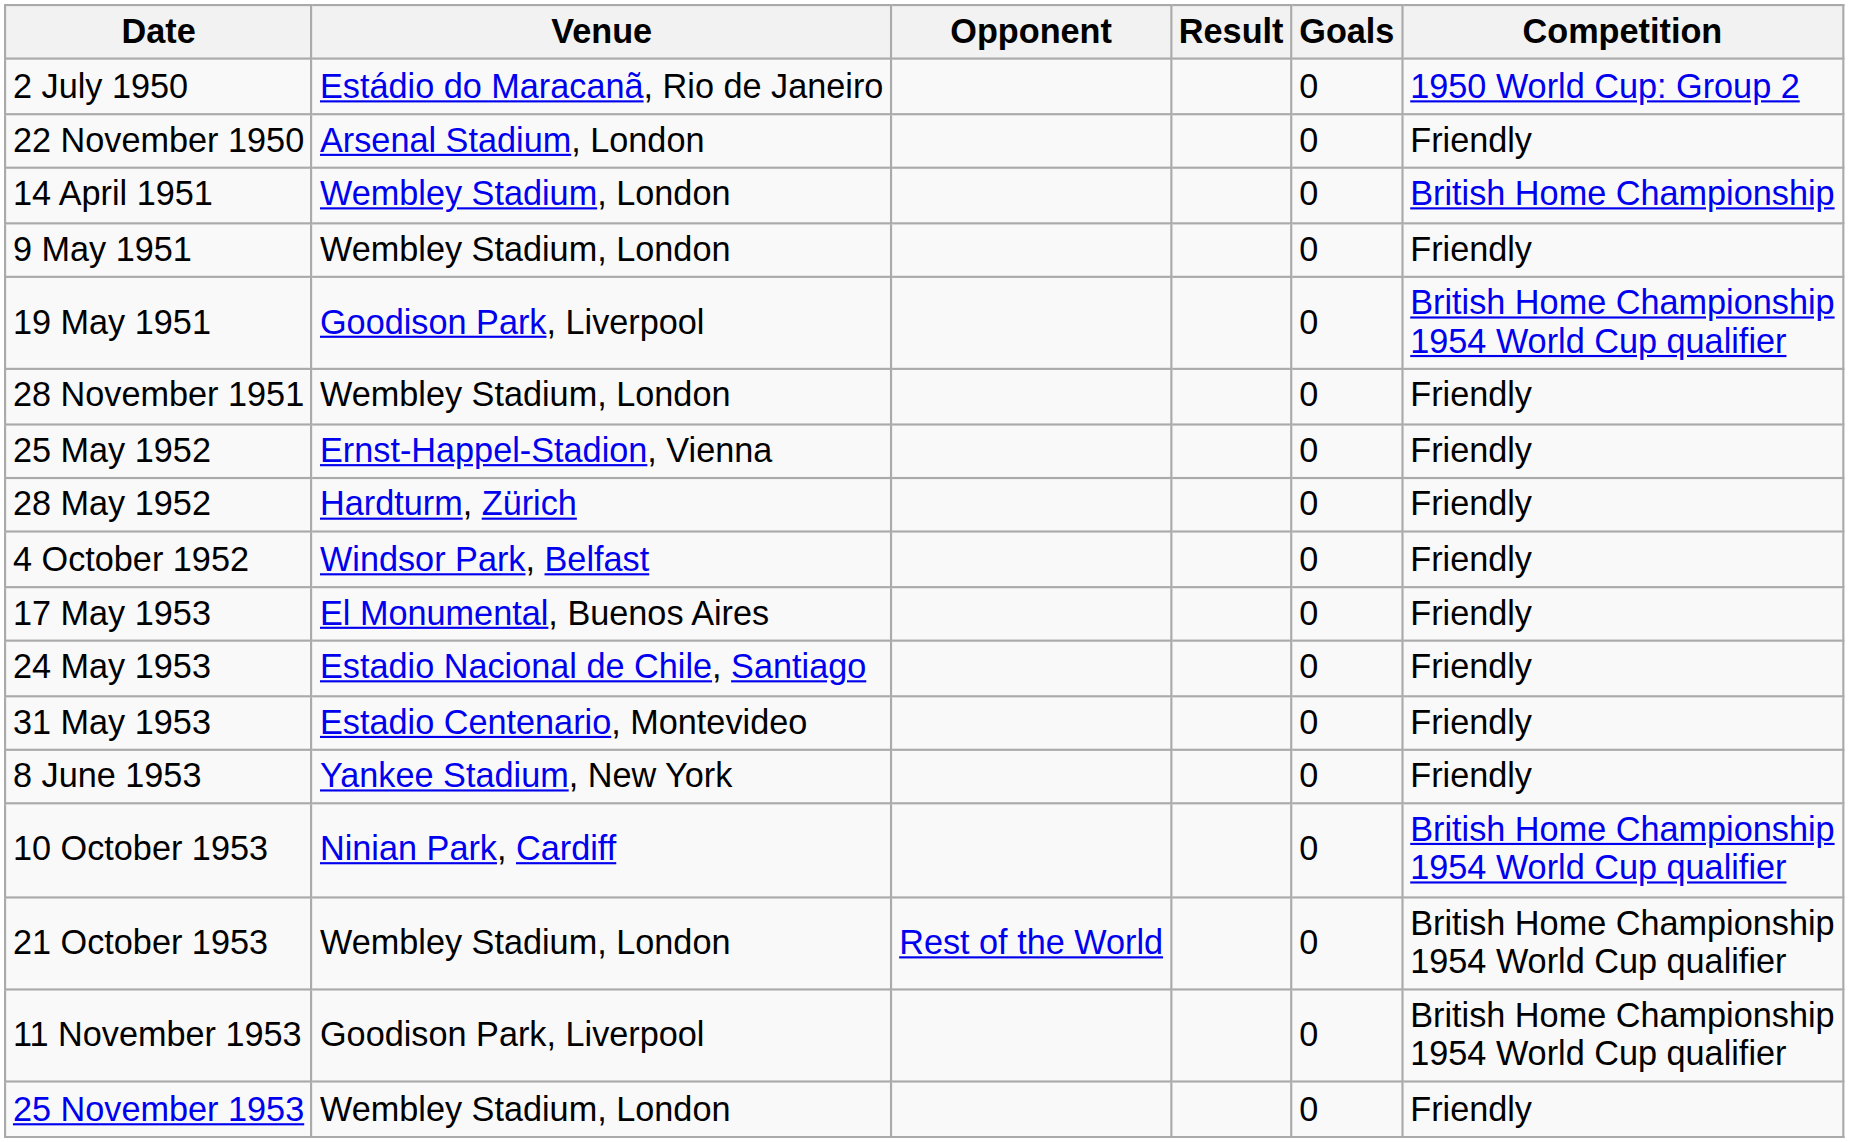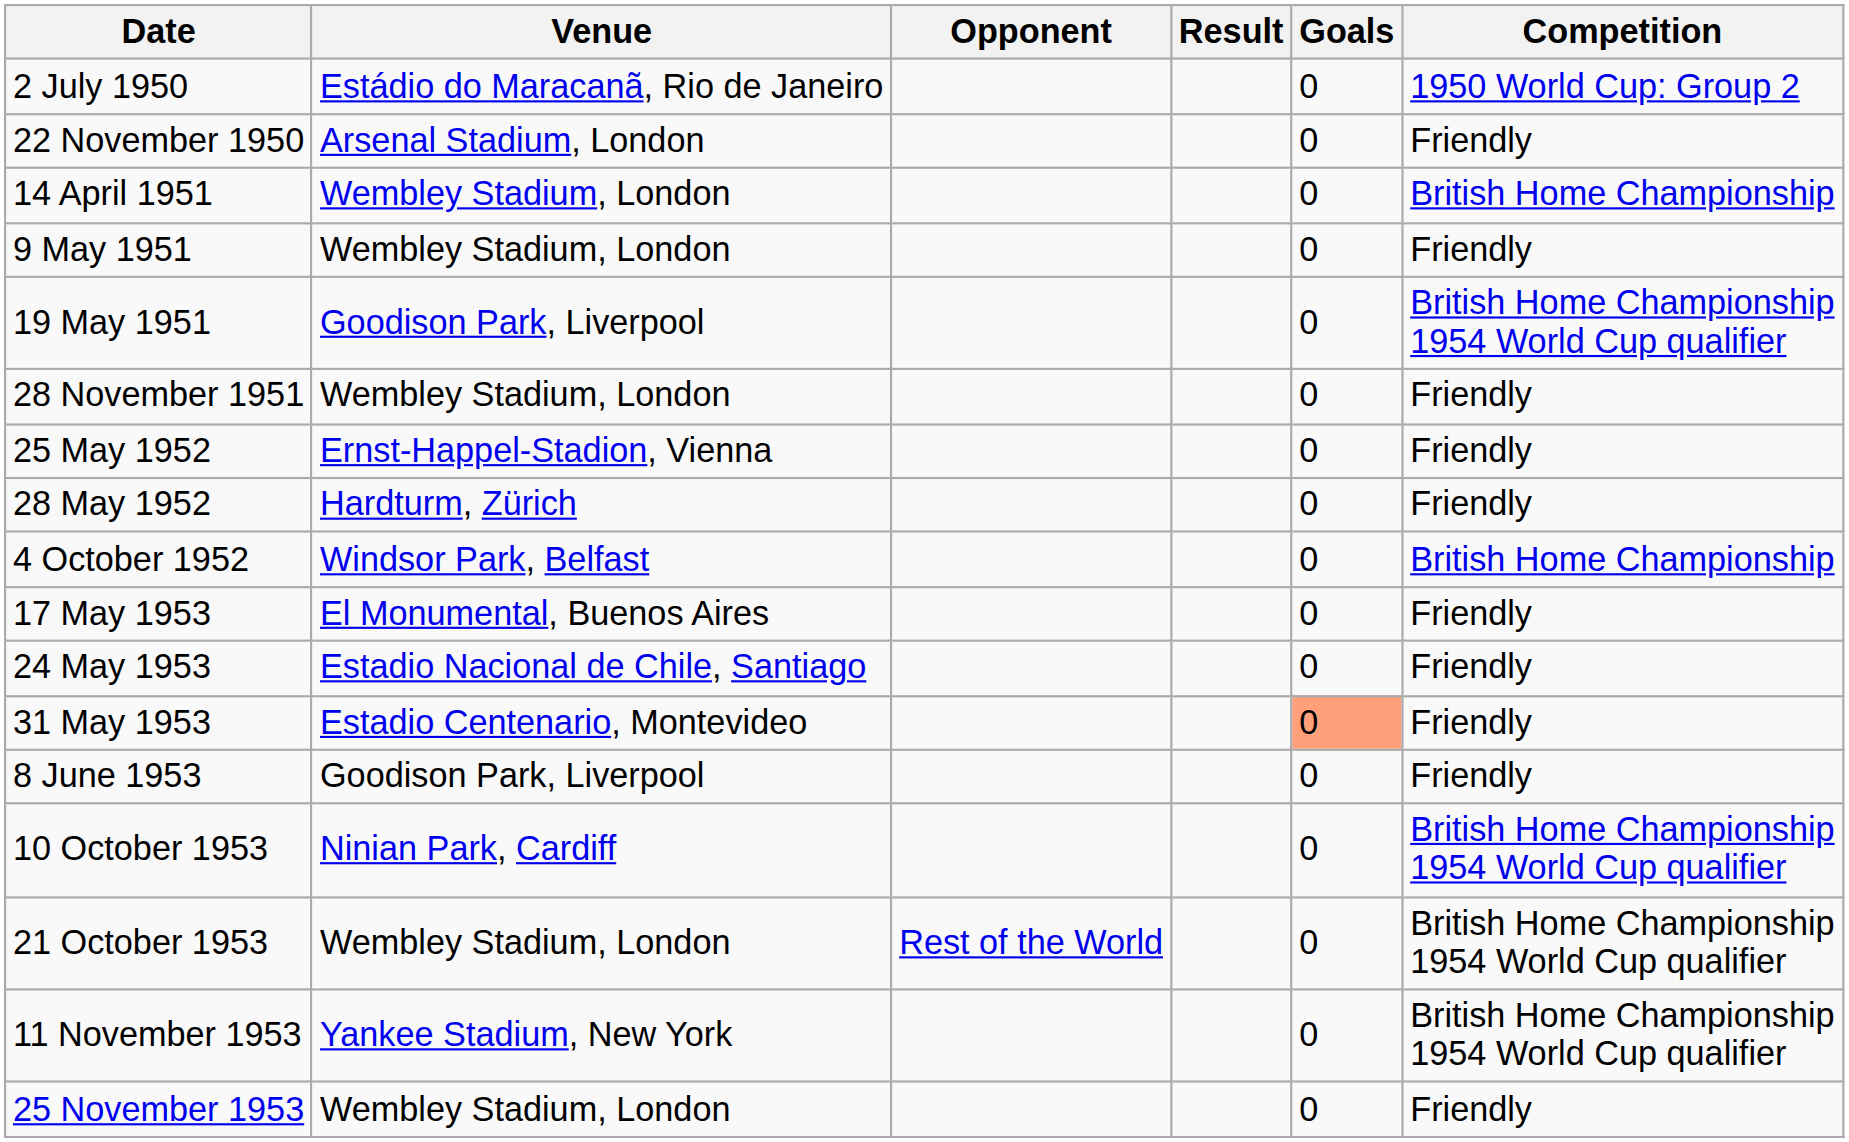(1471, 558) Friendly -> (1622, 558) British Home Championship
(1309, 721) no background -> (1309, 721) lightsalmon background
(526, 776) Yankee Stadium, New York -> (512, 776) Goodison Park, Liverpool
(512, 1035) Goodison Park, Liverpool -> (526, 1035) Yankee Stadium, New York
